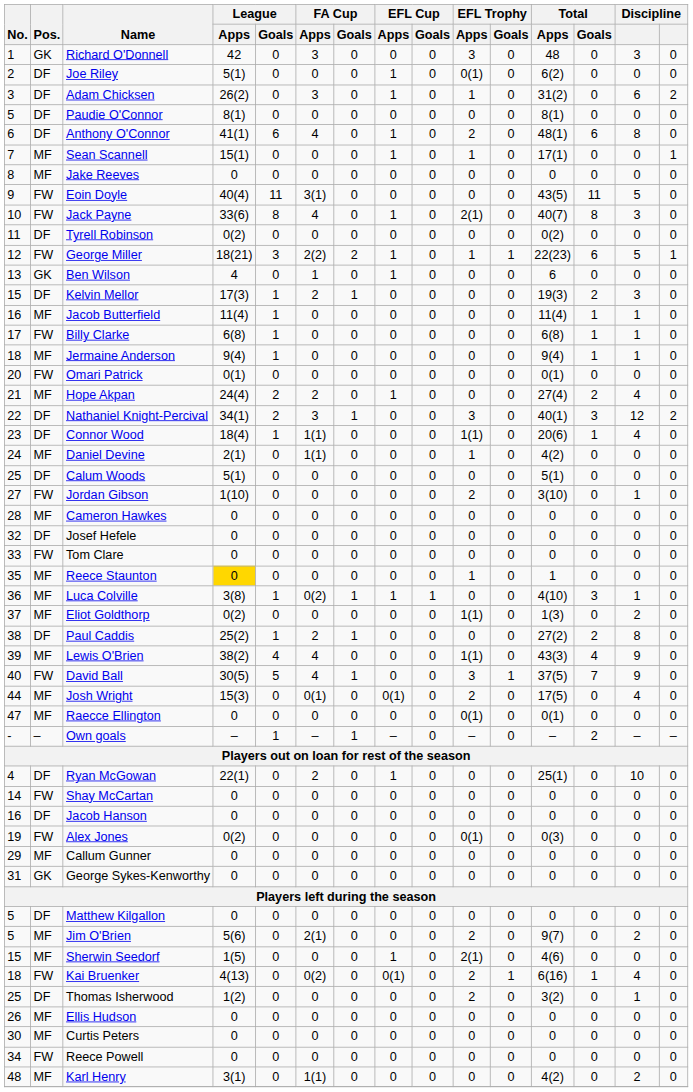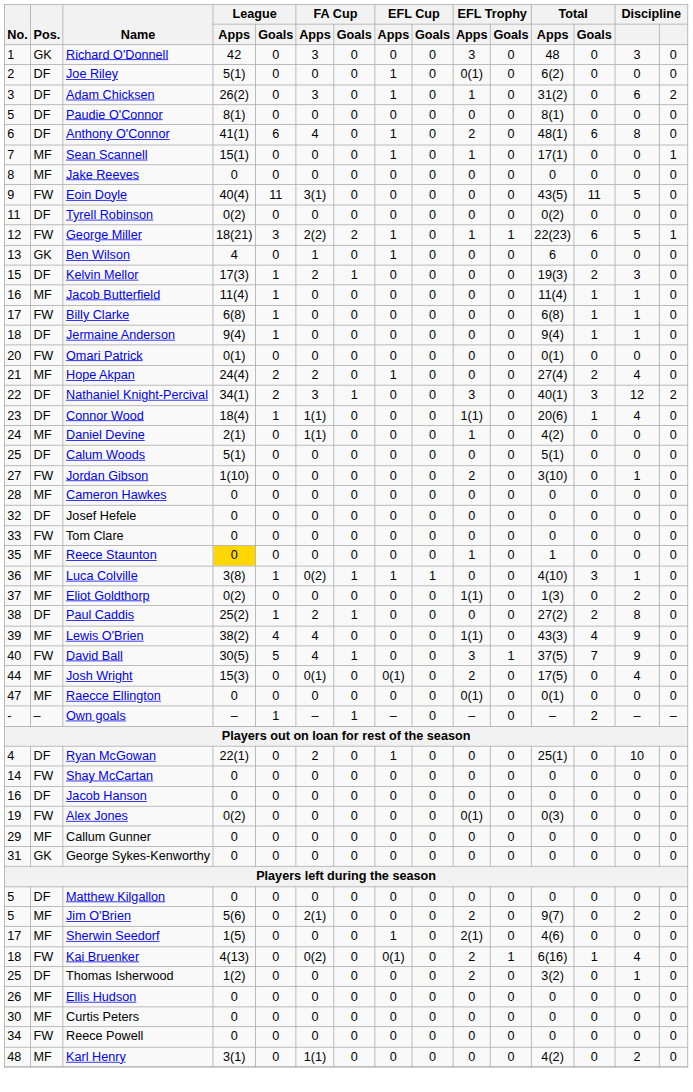- row: (99, 214)
(43, 355) MF -> (42, 335) DF
(14, 956) 15 -> (14, 936) 17
